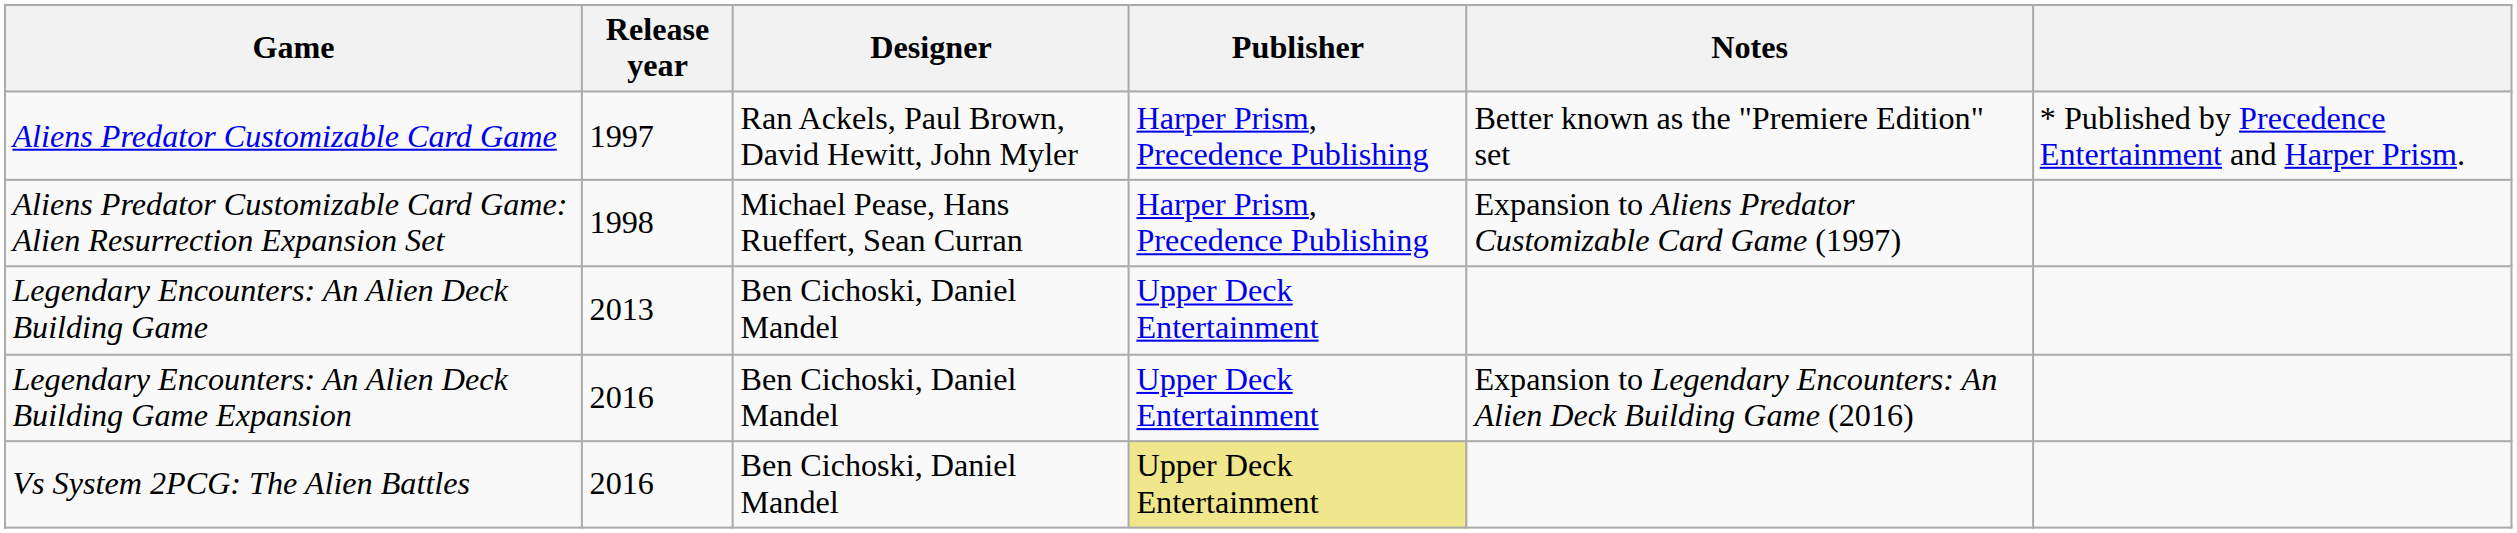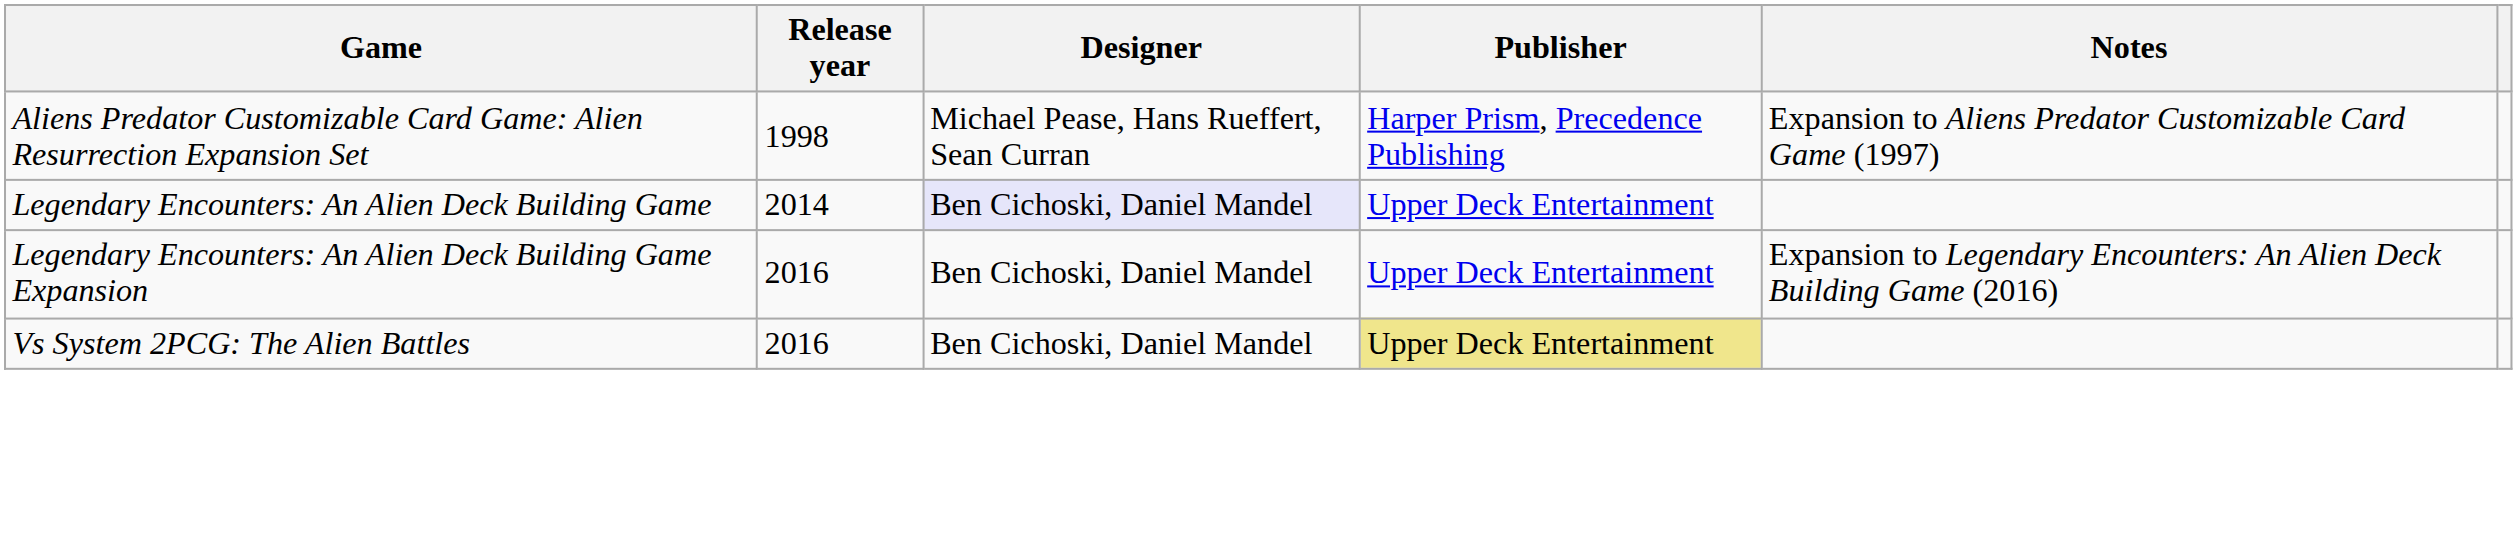- row: (285, 135)
(622, 309) 2013 -> (797, 204) 2014
(878, 309) no background -> (1121, 204) lavender background
